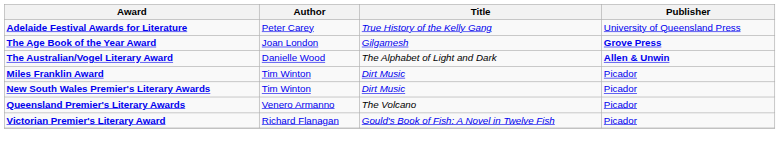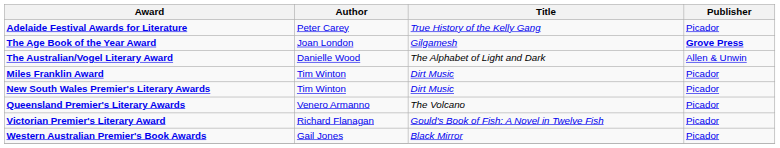(672, 27) University of Queensland Press -> (703, 27) Picador
(637, 58) bold -> (716, 58) normal
+ row: (106, 136)
